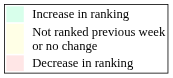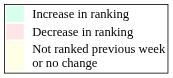rows swapped: (83, 63) <-> (99, 38)
